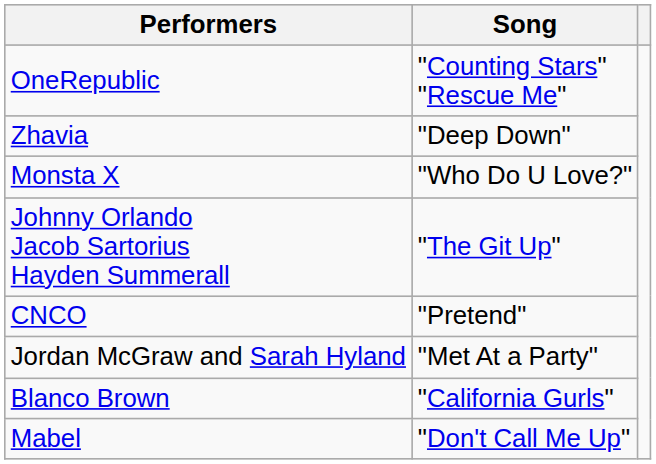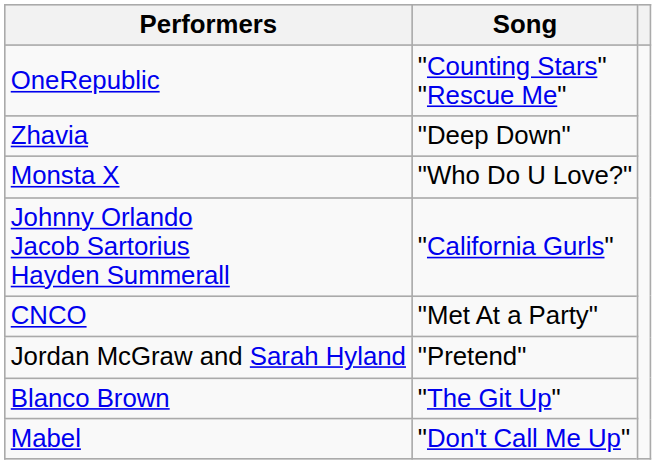(489, 246) "The Git Up" -> (516, 246) "California Gurls"
(472, 316) "Pretend" -> (508, 316) "Met At a Party"
(508, 356) "Met At a Party" -> (472, 356) "Pretend"
(516, 397) "California Gurls" -> (489, 397) "The Git Up"
